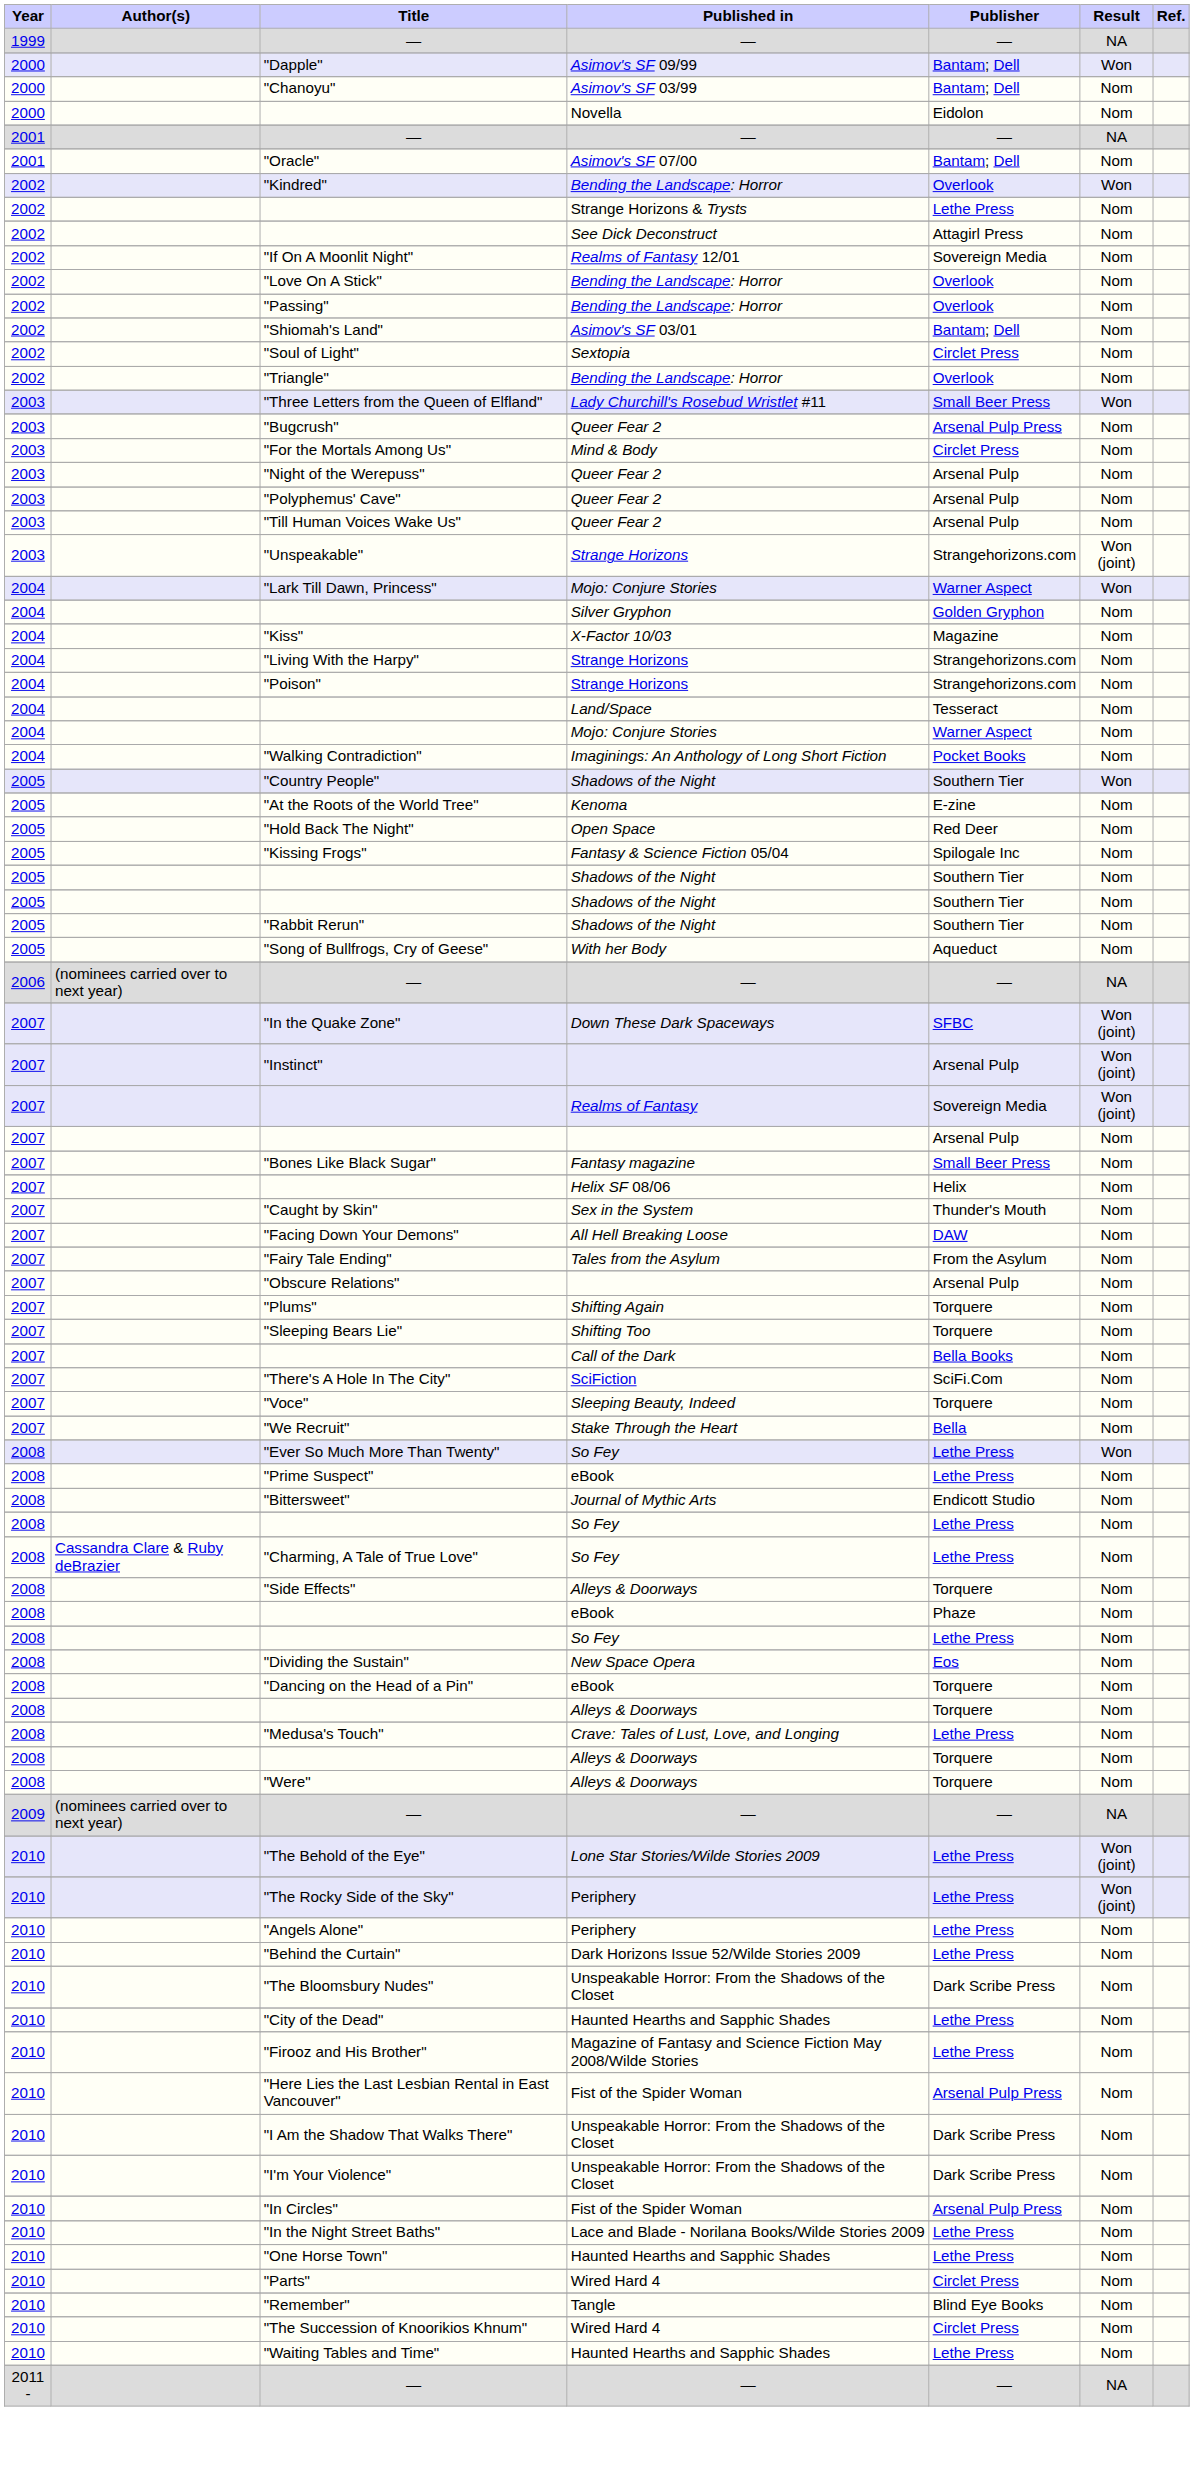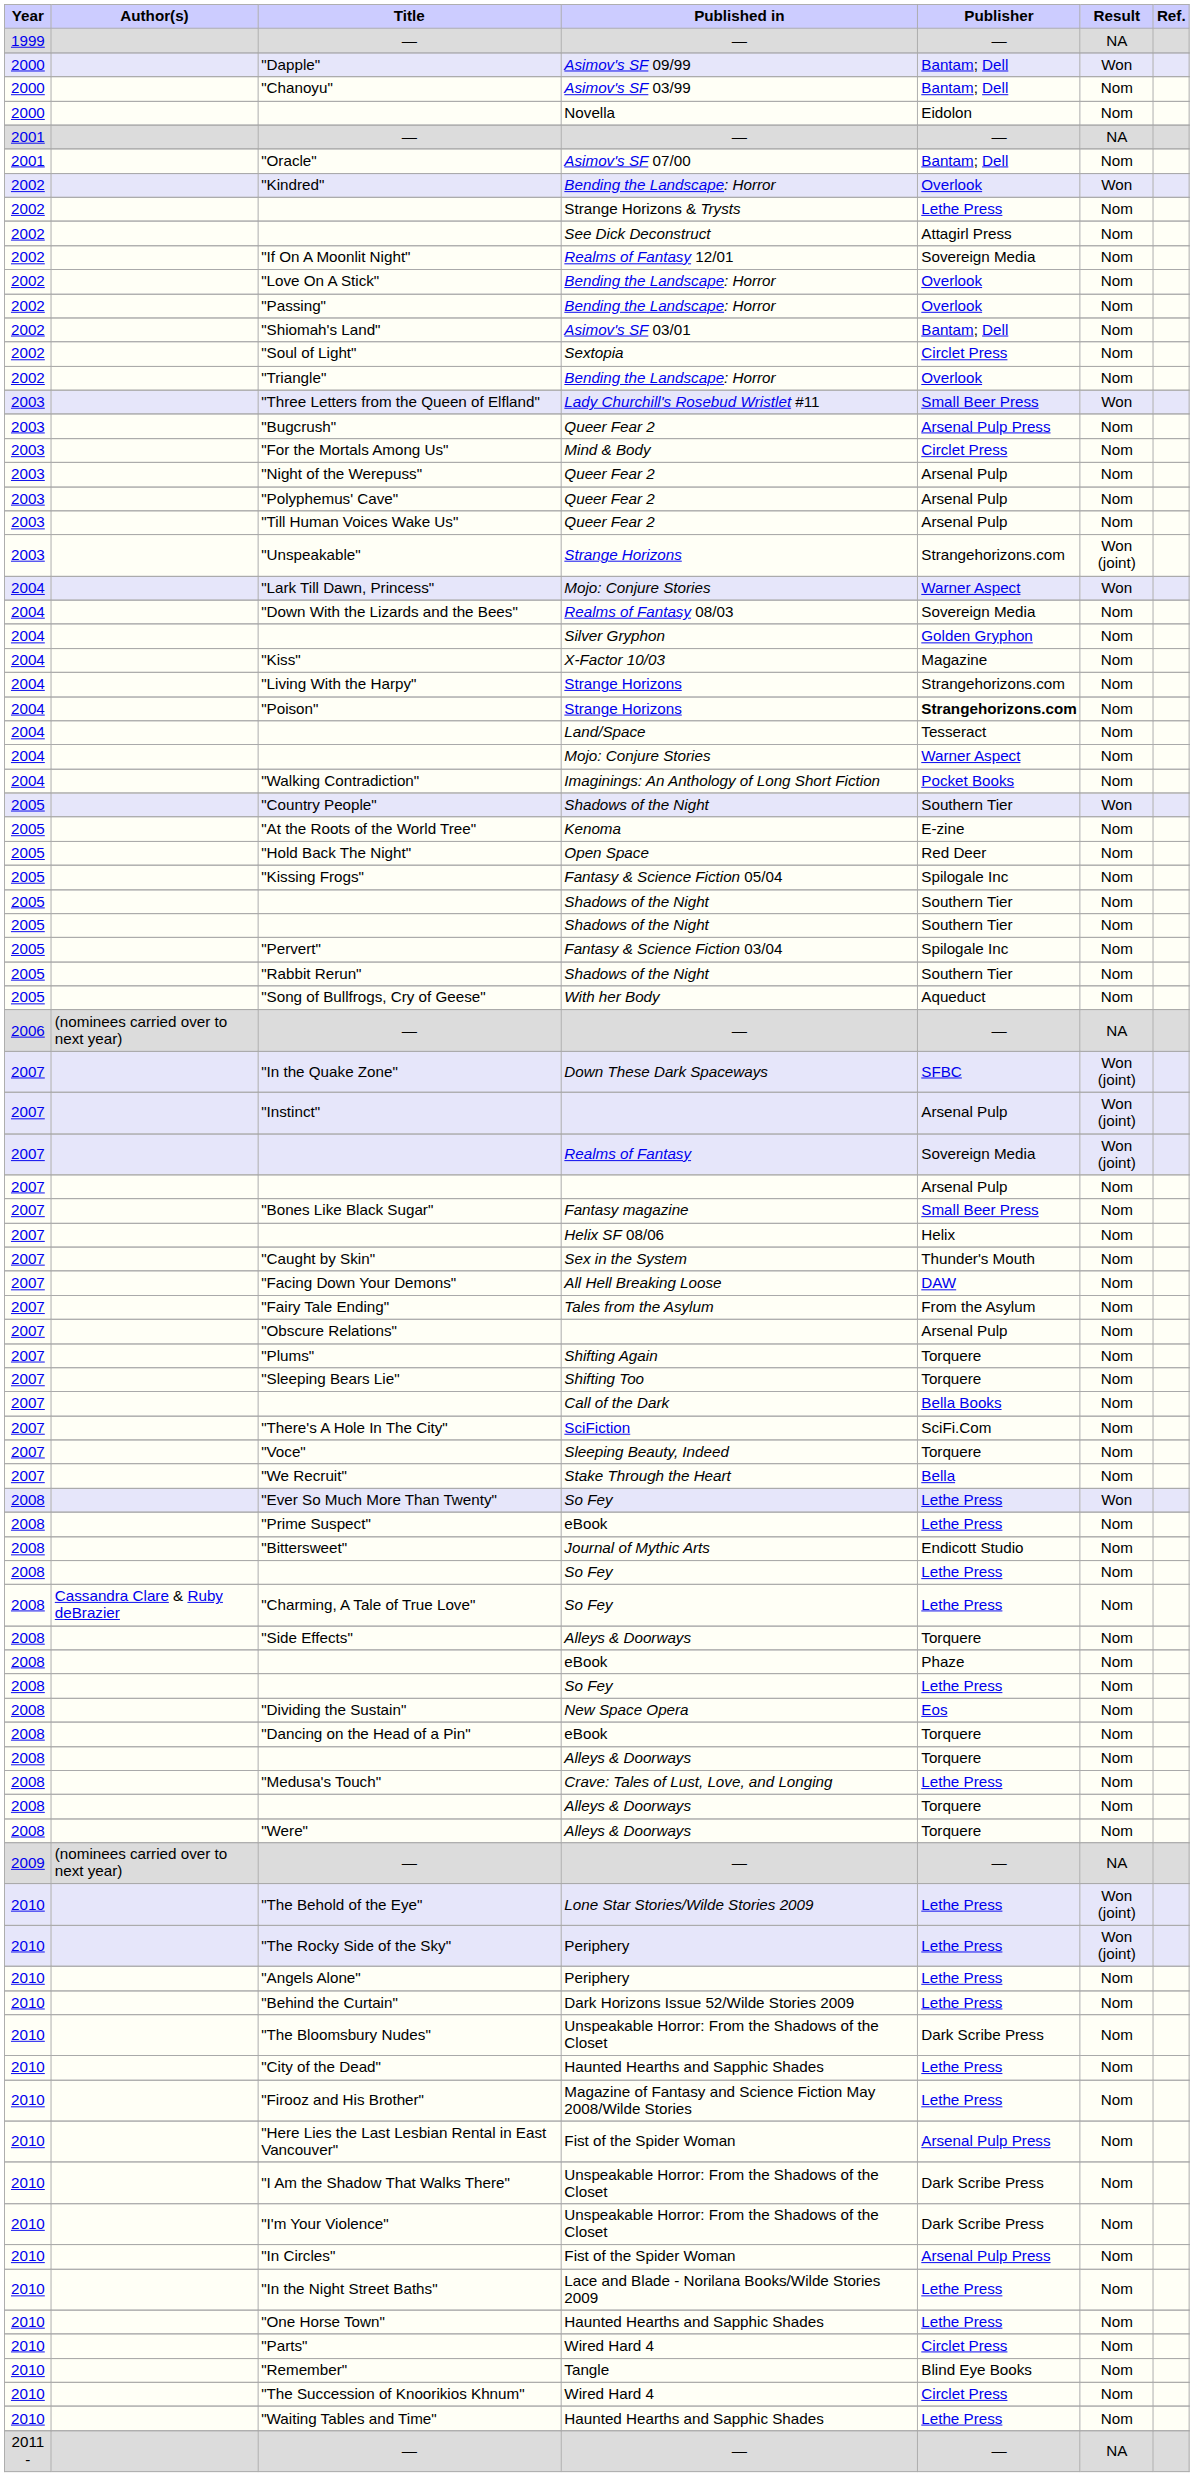+ row: (389, 612)
(1004, 684) normal -> (999, 708) bold
+ row: (291, 949)
